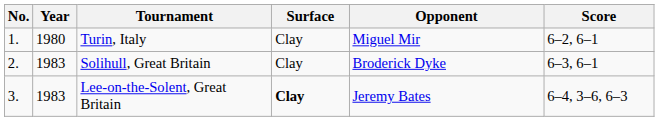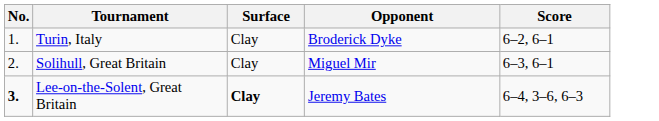- column: (55, 15)
(386, 39) Miguel Mir -> (355, 39) Broderick Dyke
(399, 63) Broderick Dyke -> (342, 63) Miguel Mir
(13, 95) normal -> (13, 95) bold
